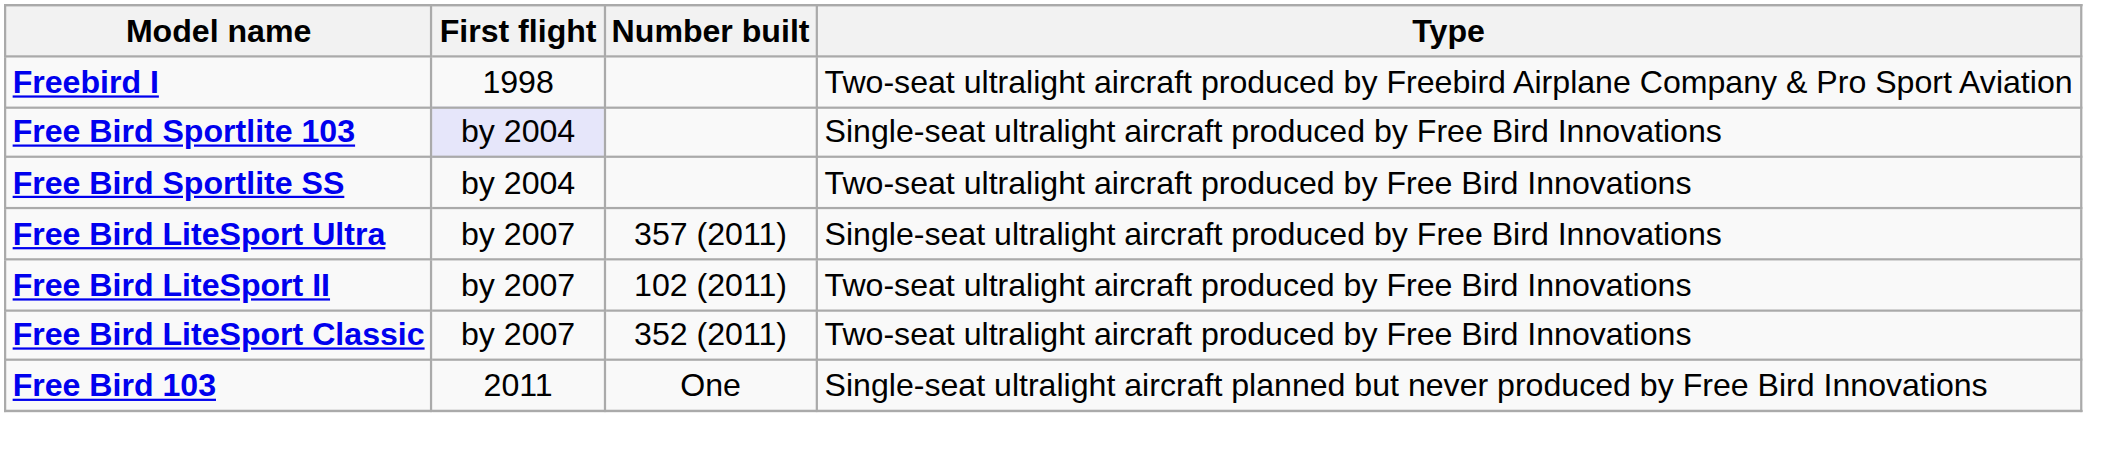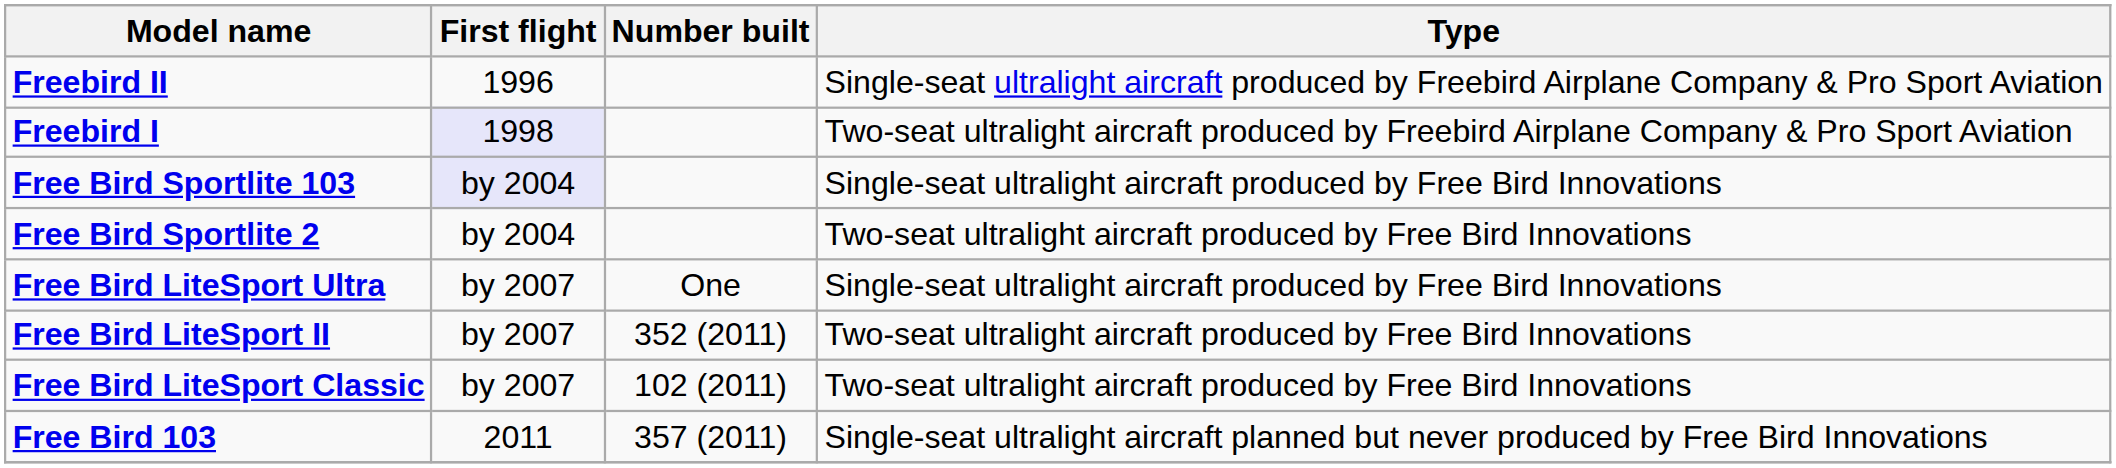+ row: (90, 82)
(518, 82) no background -> (518, 132) lavender background
- row: (178, 183)
+ row: (166, 234)
(711, 234) 357 (2011) -> (711, 285) One
(711, 285) 102 (2011) -> (711, 335) 352 (2011)
(711, 335) 352 (2011) -> (711, 386) 102 (2011)
(711, 386) One -> (711, 437) 357 (2011)
